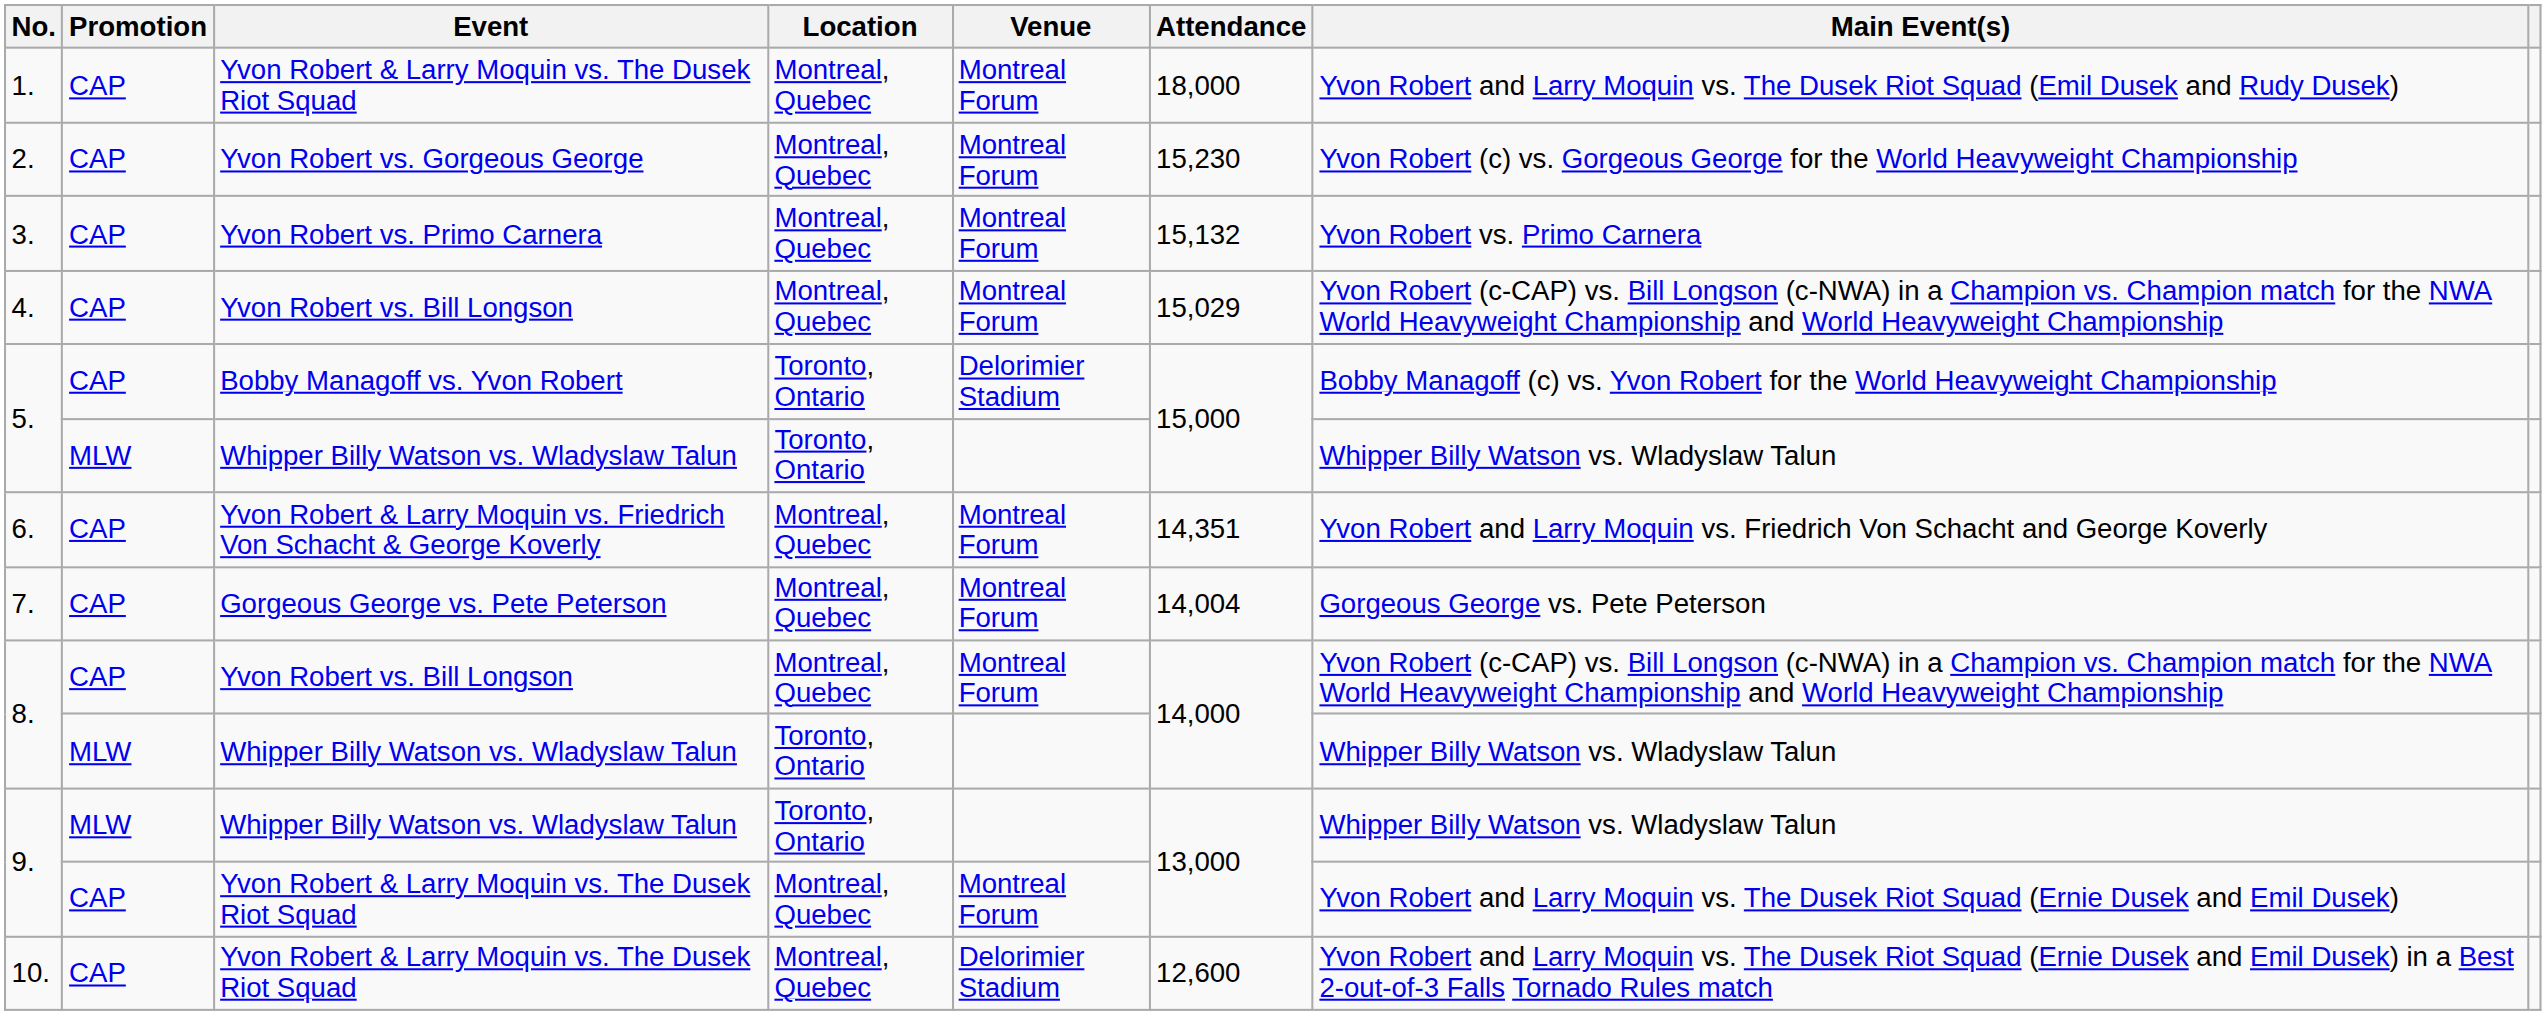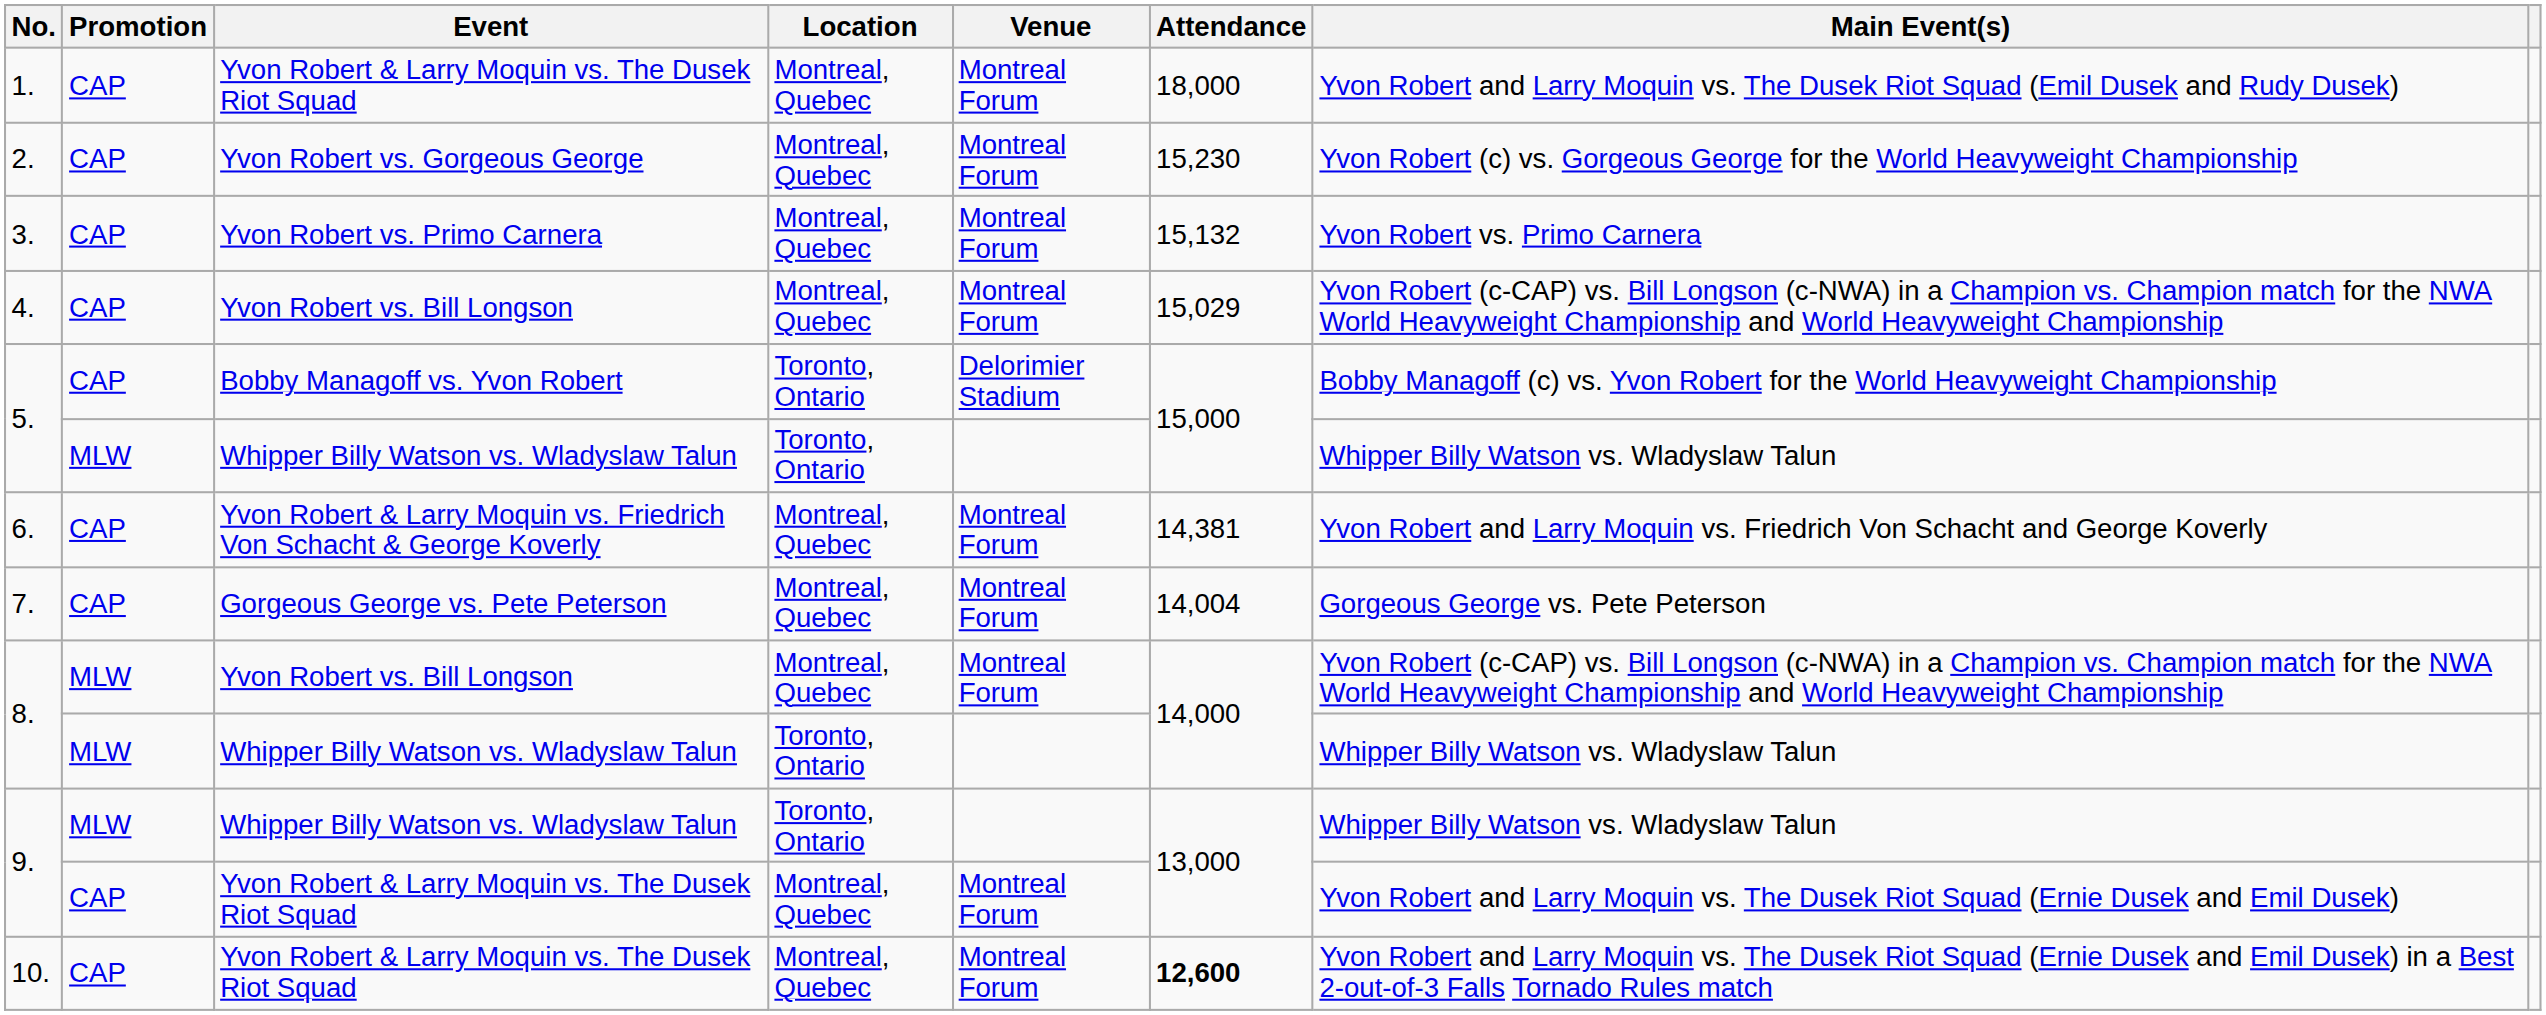(1198, 529) 14,351 -> (1198, 529) 14,381
(97, 677) CAP -> (100, 677) MLW
(1022, 973) Delorimier Stadium -> (1012, 973) Montreal Forum
(1198, 973) normal -> (1198, 973) bold
